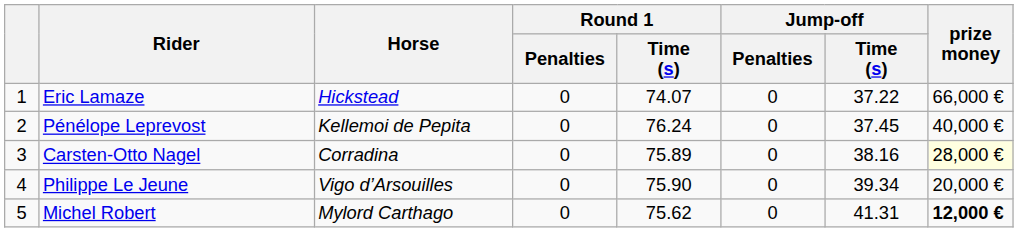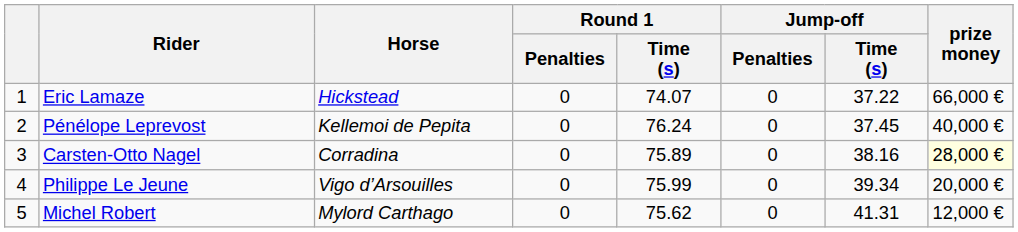(669, 184) 75.90 -> (669, 184) 75.99
(968, 213) bold -> (968, 213) normal
